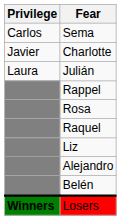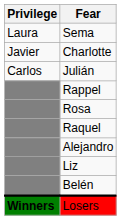(24, 33) Carlos -> (22, 33) Laura
(22, 71) Laura -> (24, 71) Carlos
rows swapped: (88, 166) <-> (70, 147)
